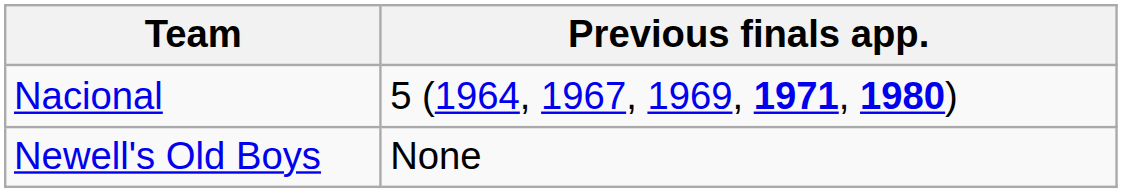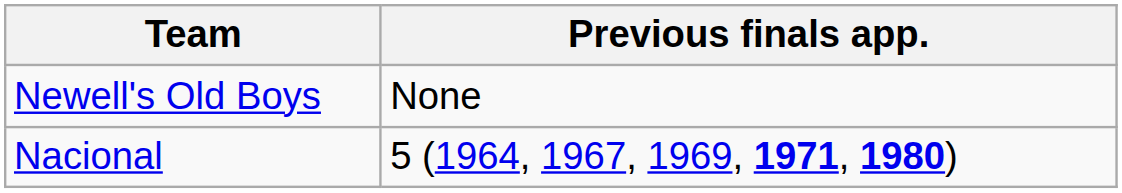rows swapped: (167, 156) <-> (88, 95)
